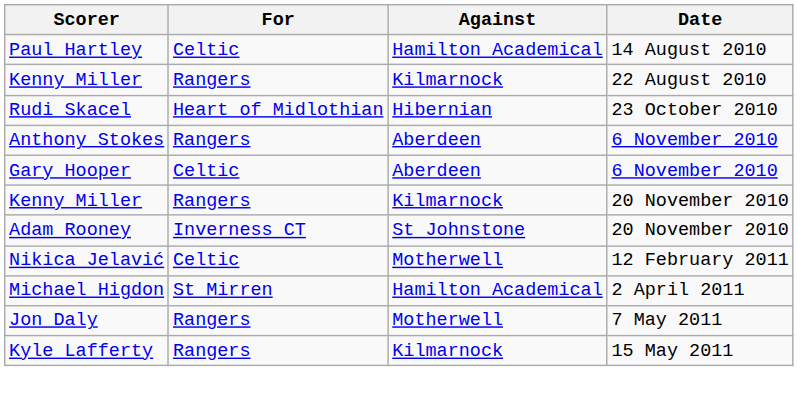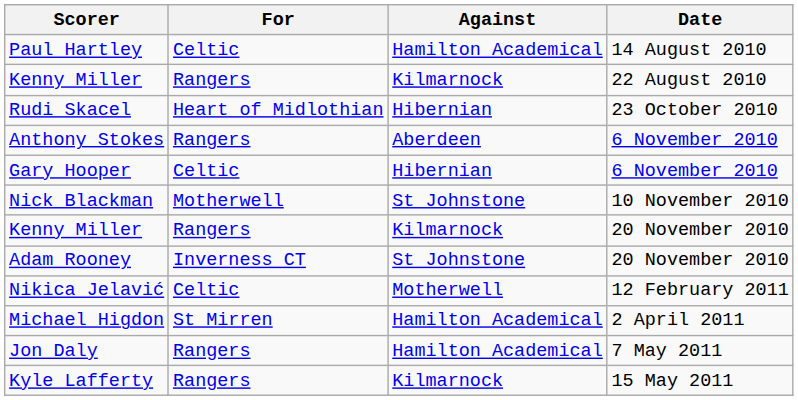(437, 170) Aberdeen -> (442, 170) Hibernian
+ row: (81, 200)
(448, 321) Motherwell -> (498, 351) Hamilton Academical
